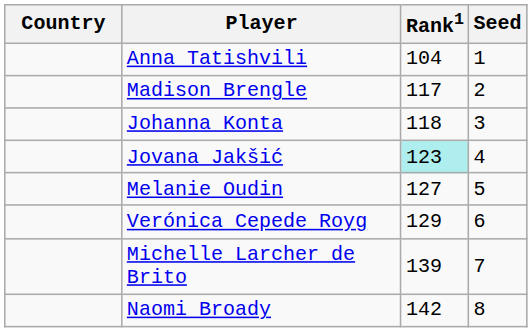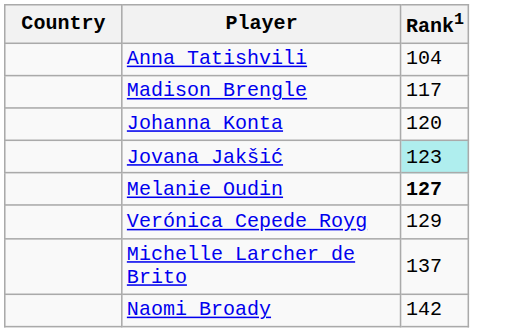- column: (498, 24)
(424, 124) 118 -> (424, 124) 120
(424, 189) normal -> (424, 189) bold
(424, 266) 139 -> (424, 266) 137
